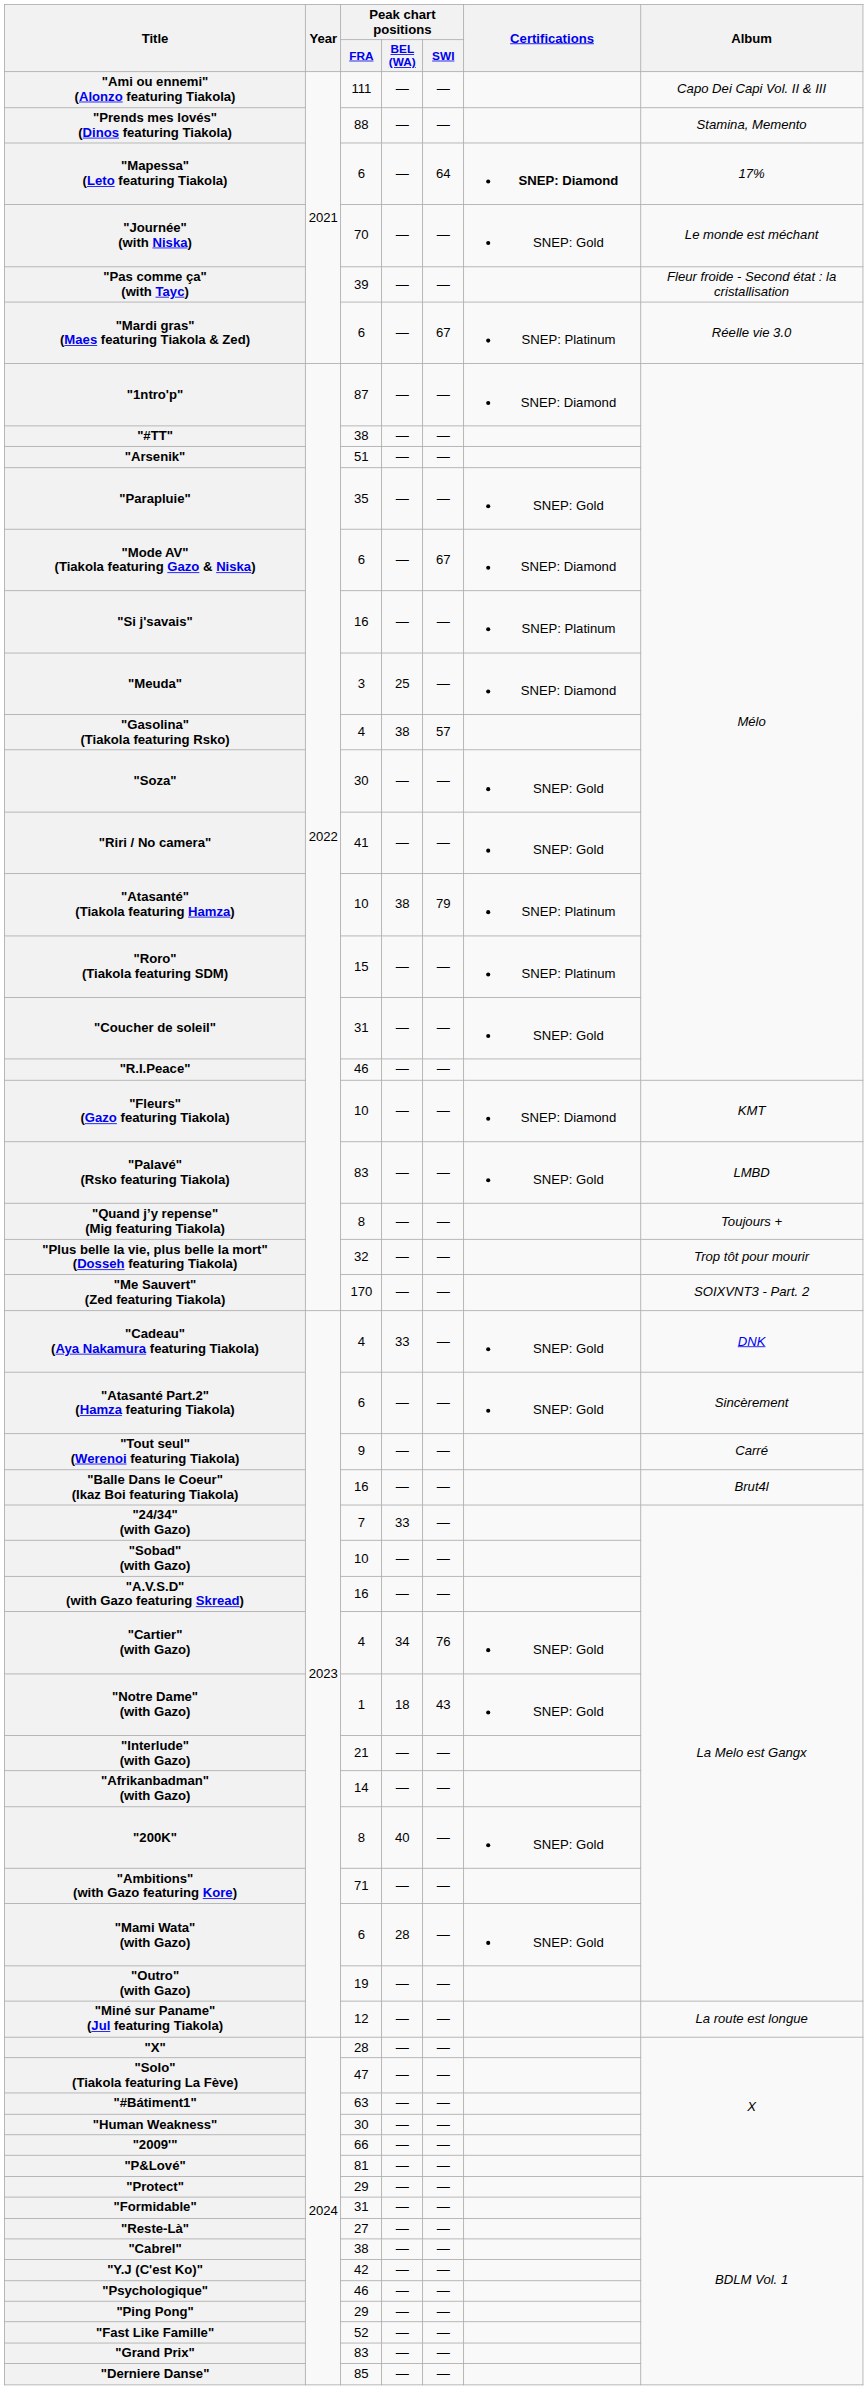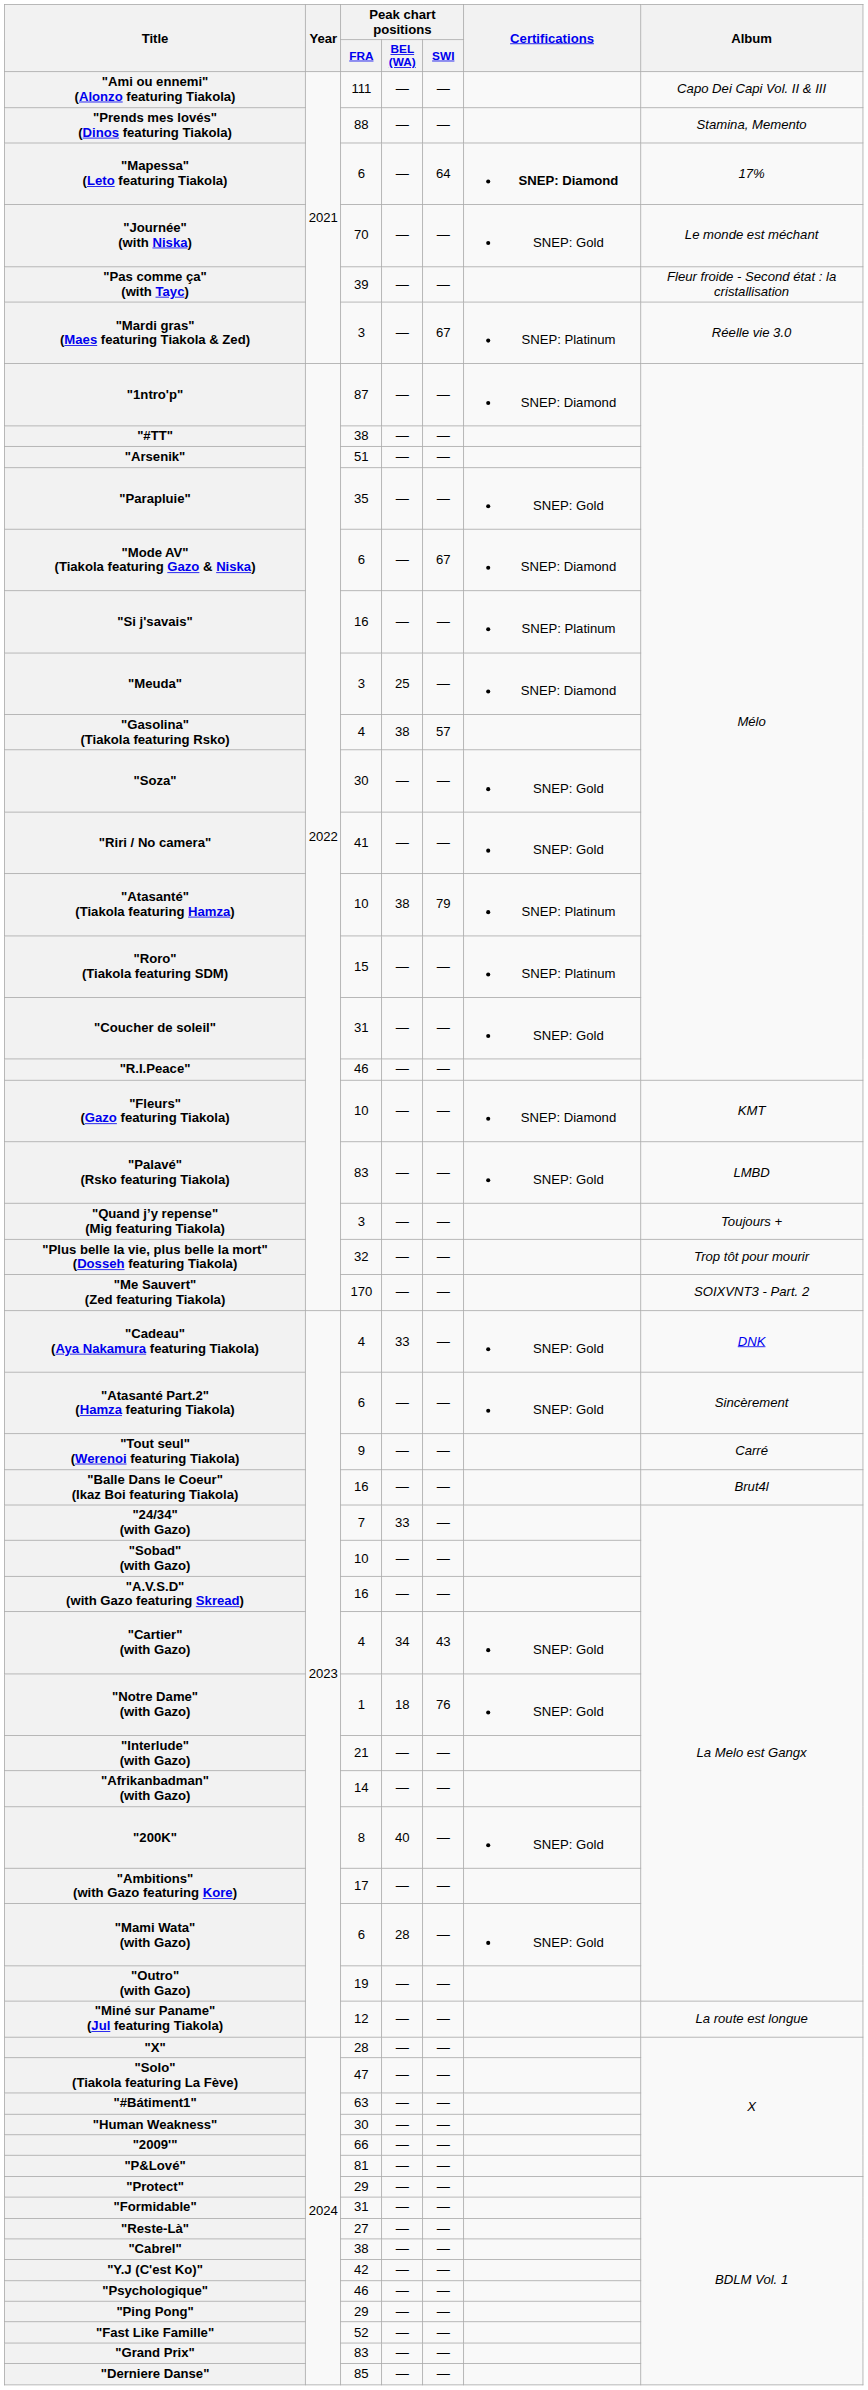(361, 333) 6 -> (361, 333) 3
(361, 1221) 8 -> (361, 1221) 3
(443, 1642) 76 -> (443, 1642) 43
(443, 1704) 43 -> (443, 1704) 76
(361, 1886) 71 -> (361, 1886) 17
